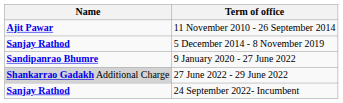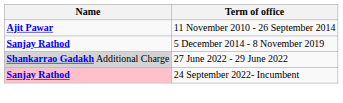- row: (235, 59)
(38, 91) no background -> (38, 75) pink background
